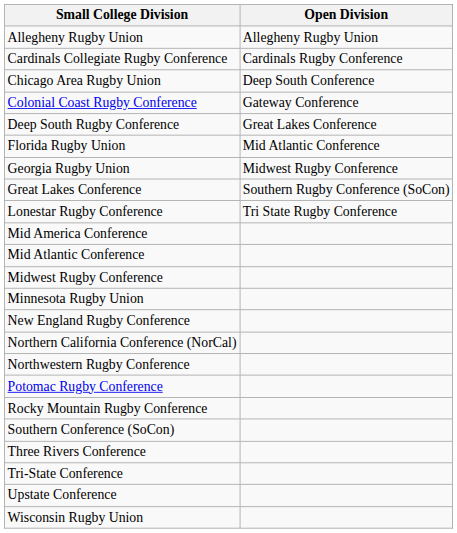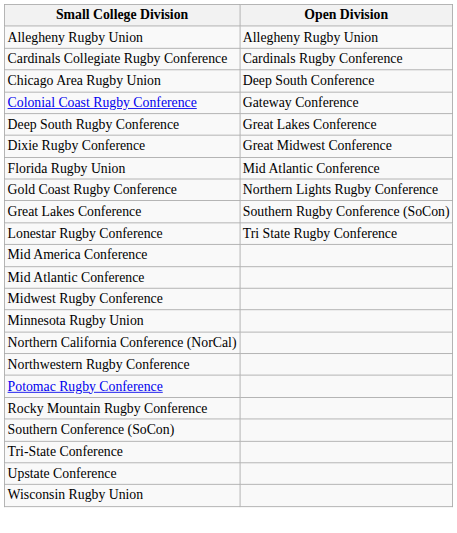+ row: (76, 146)
- row: (69, 168)
+ row: (92, 189)
- row: (99, 320)
- row: (77, 451)
